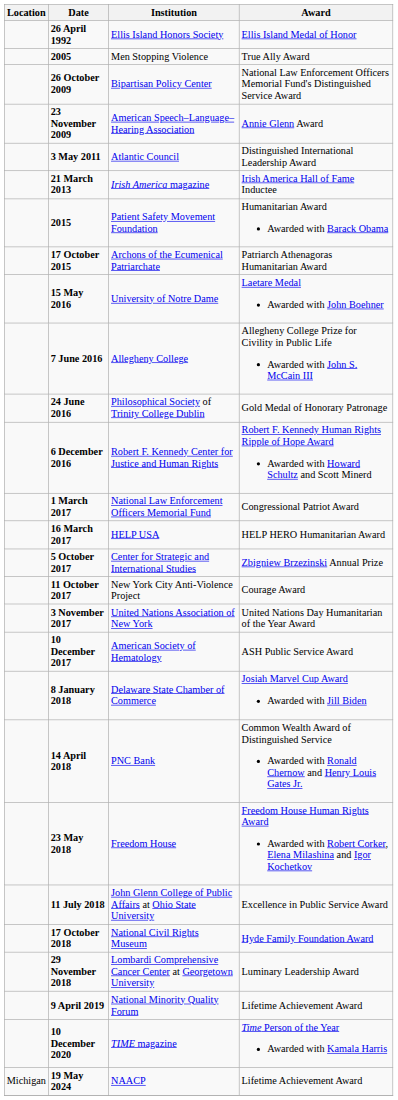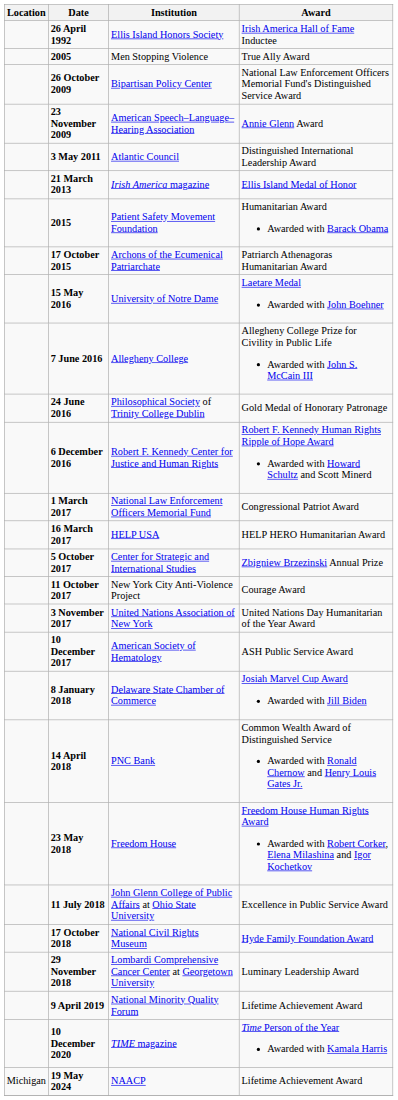(299, 34) Ellis Island Medal of Honor -> (298, 34) Irish America Hall of Fame Inductee
(298, 184) Irish America Hall of Fame Inductee -> (299, 184) Ellis Island Medal of Honor
